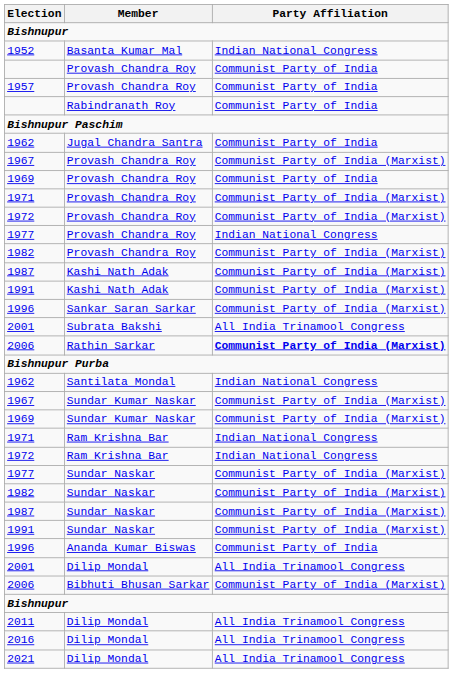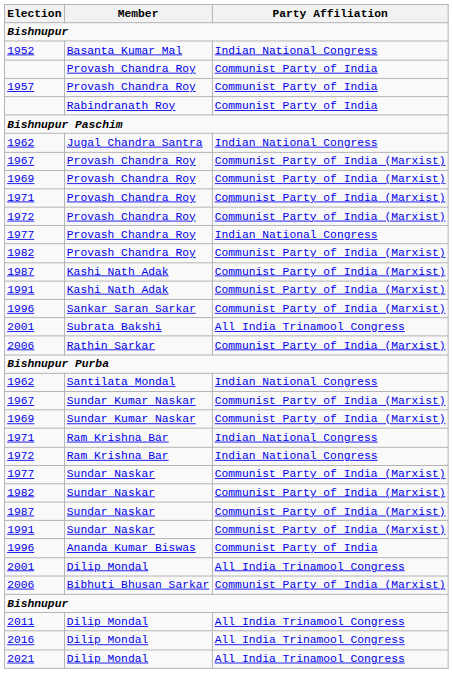(296, 143) Communist Party of India -> (296, 143) Indian National Congress
(296, 180) Communist Party of India -> (330, 180) Communist Party of India (Marxist)
(330, 345) bold -> (330, 345) normal
